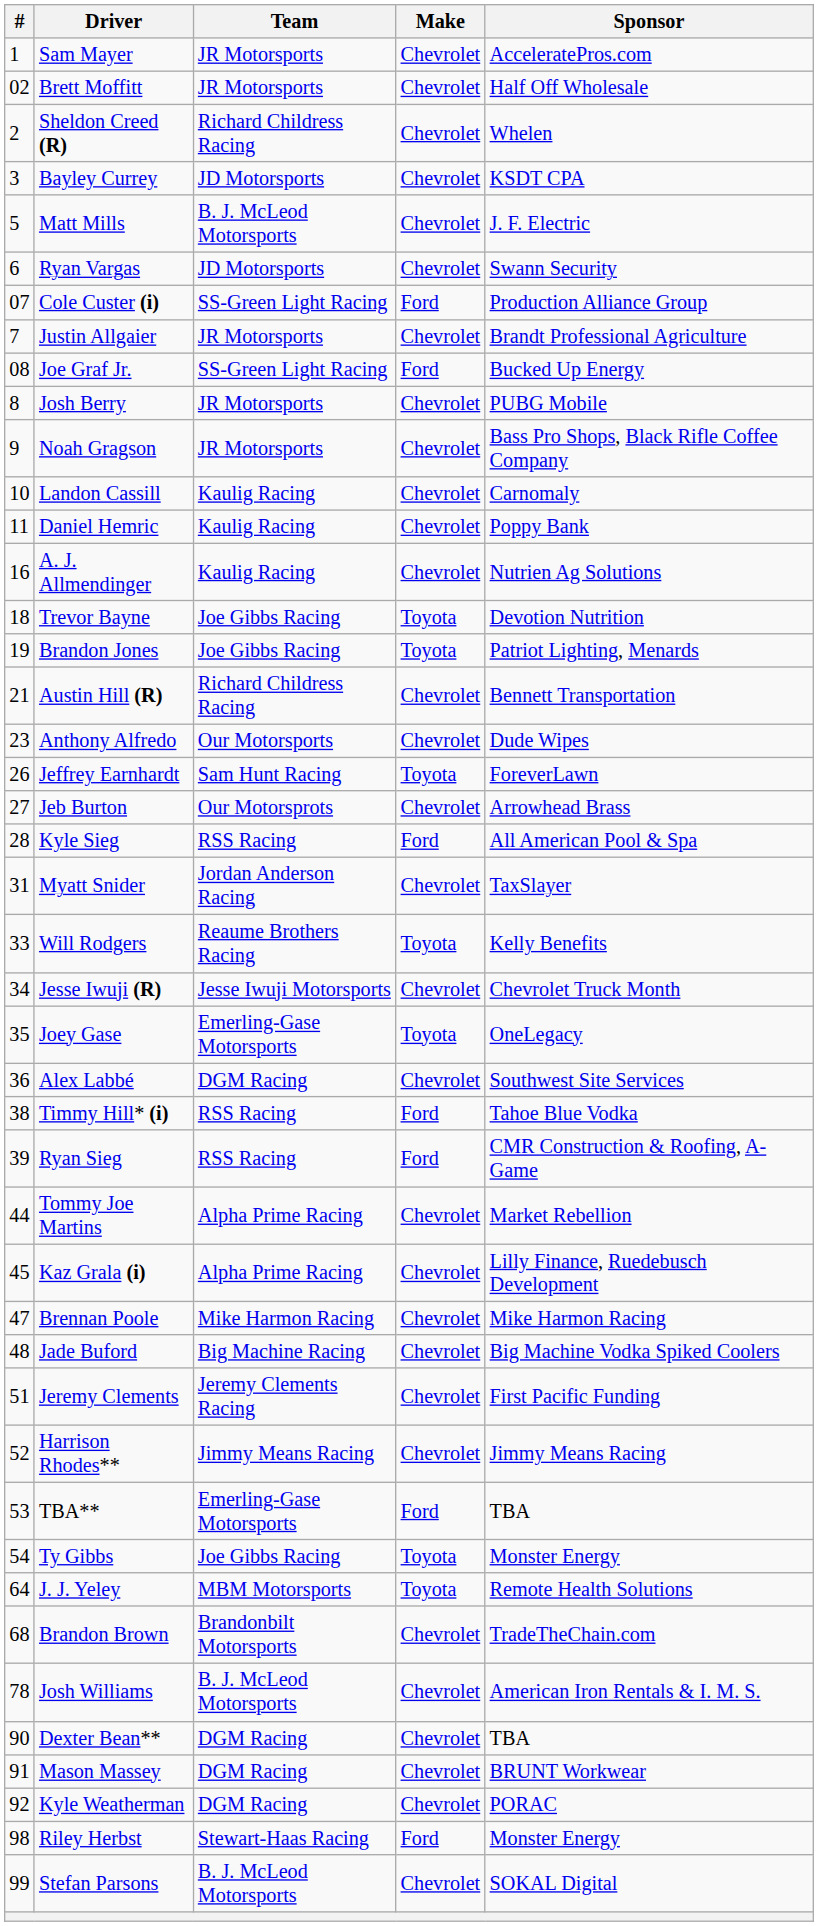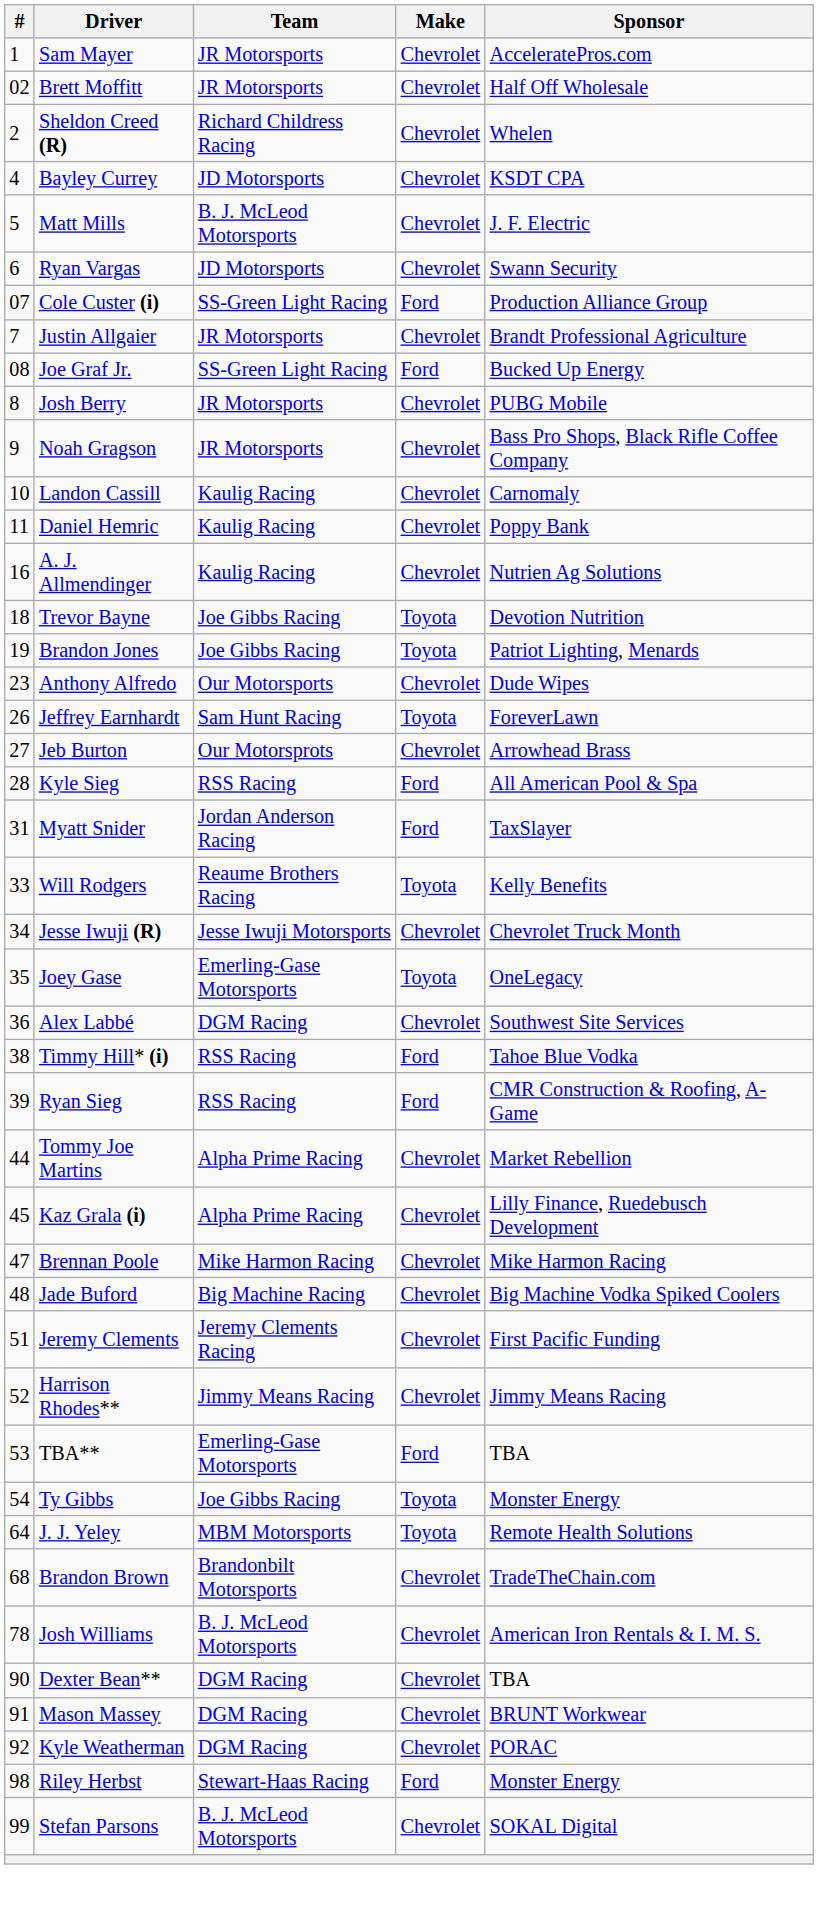(14, 178) 3 -> (14, 178) 4
- row: (101, 695)
(440, 886) Chevrolet -> (420, 829) Ford
